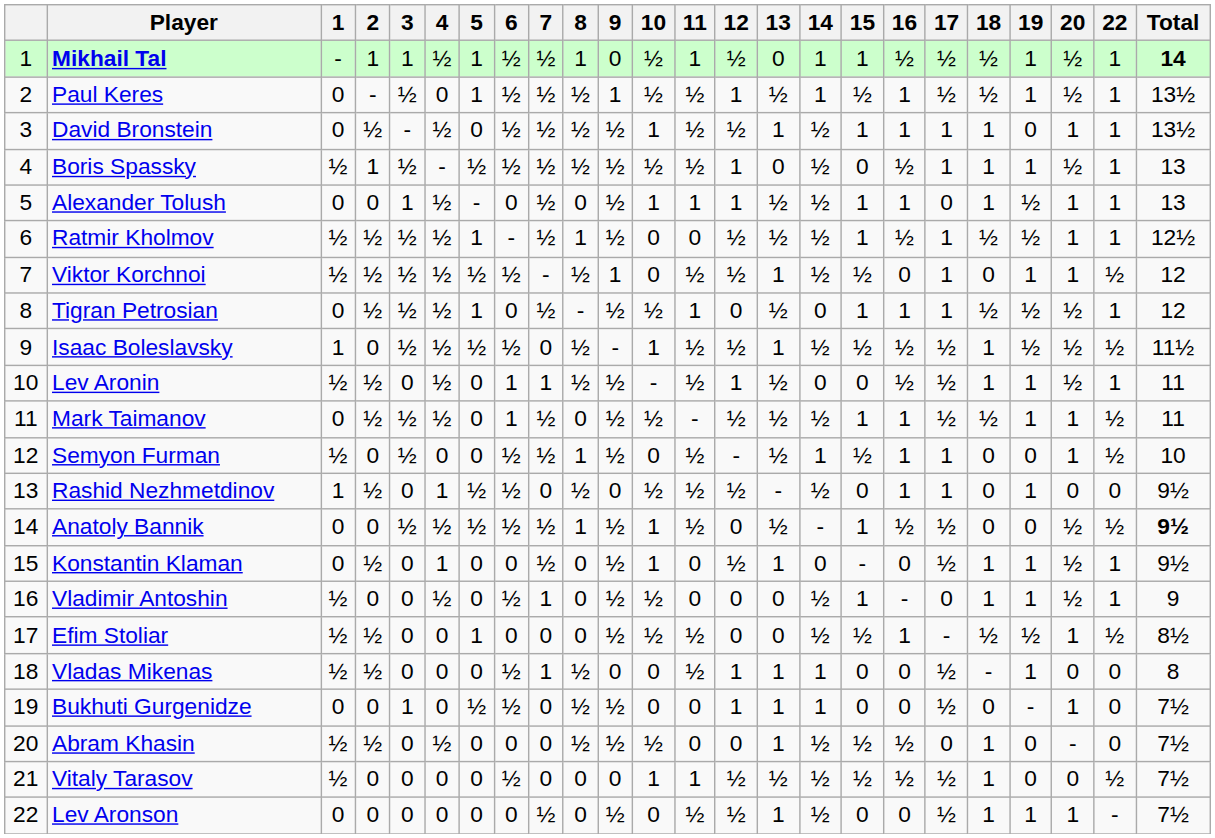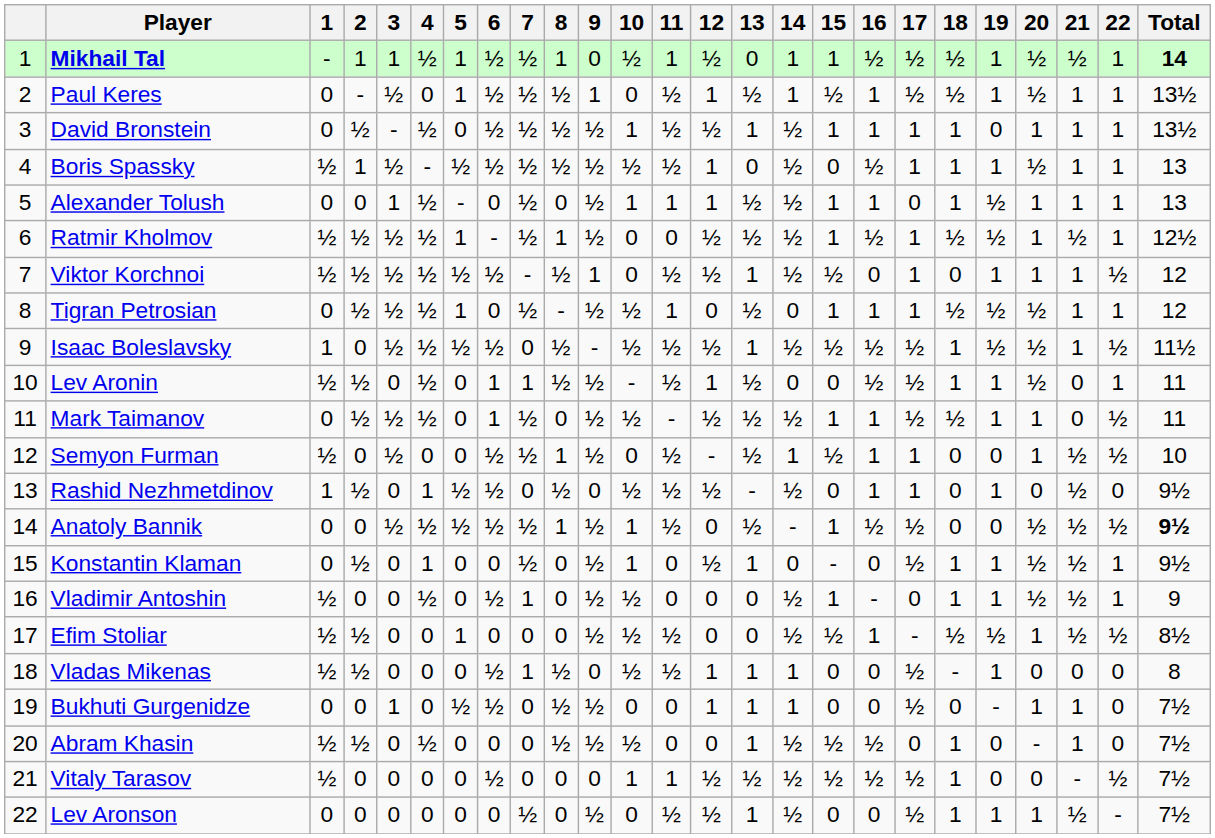+ column: (1077, 22)
(654, 94) ½ -> (632, 94) 0
(654, 346) 1 -> (632, 346) ½
(654, 671) 0 -> (632, 671) ½
